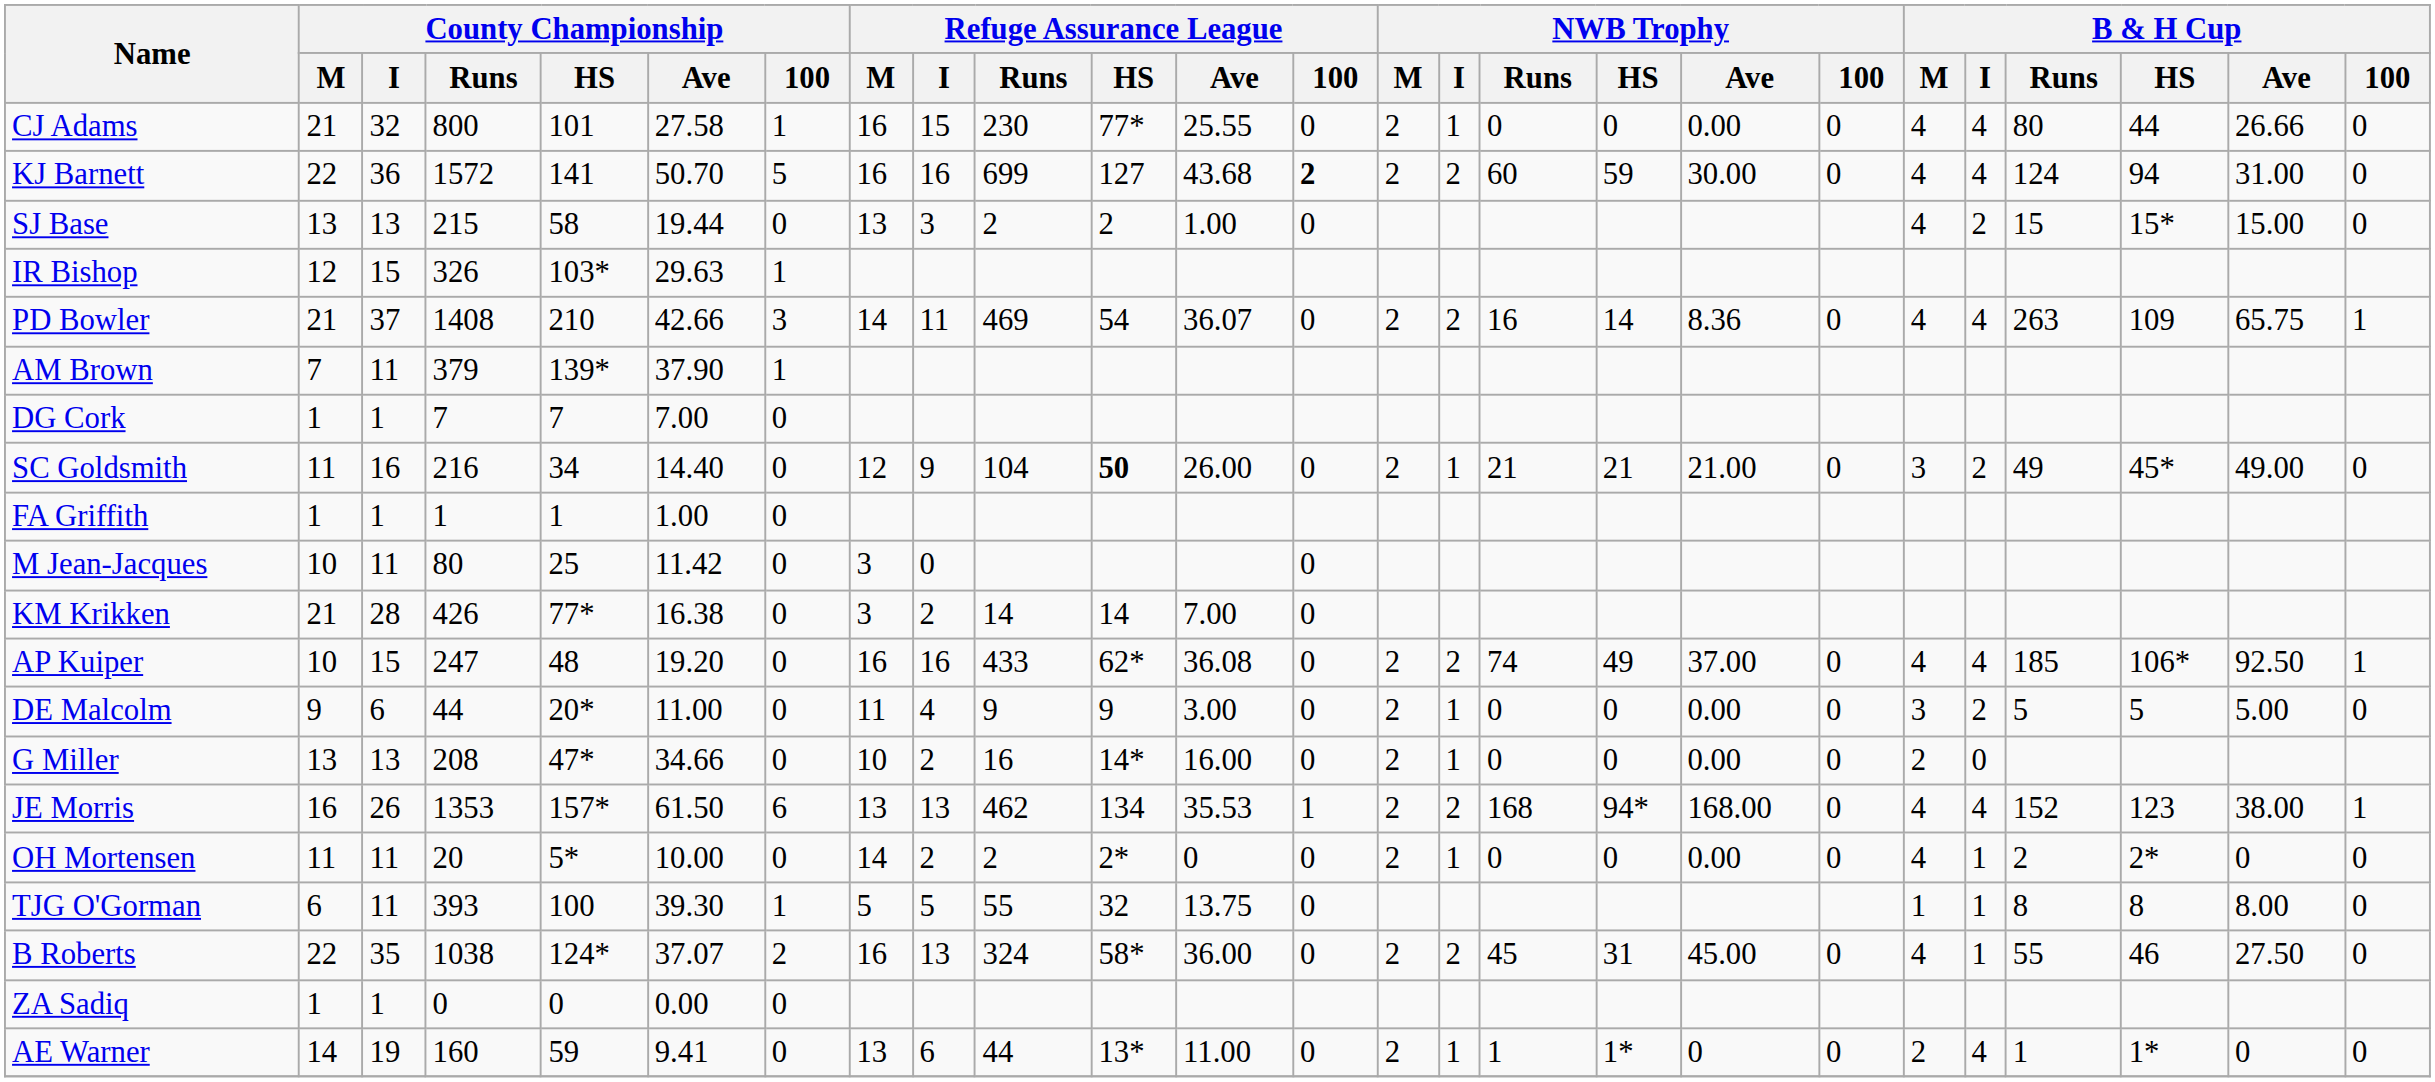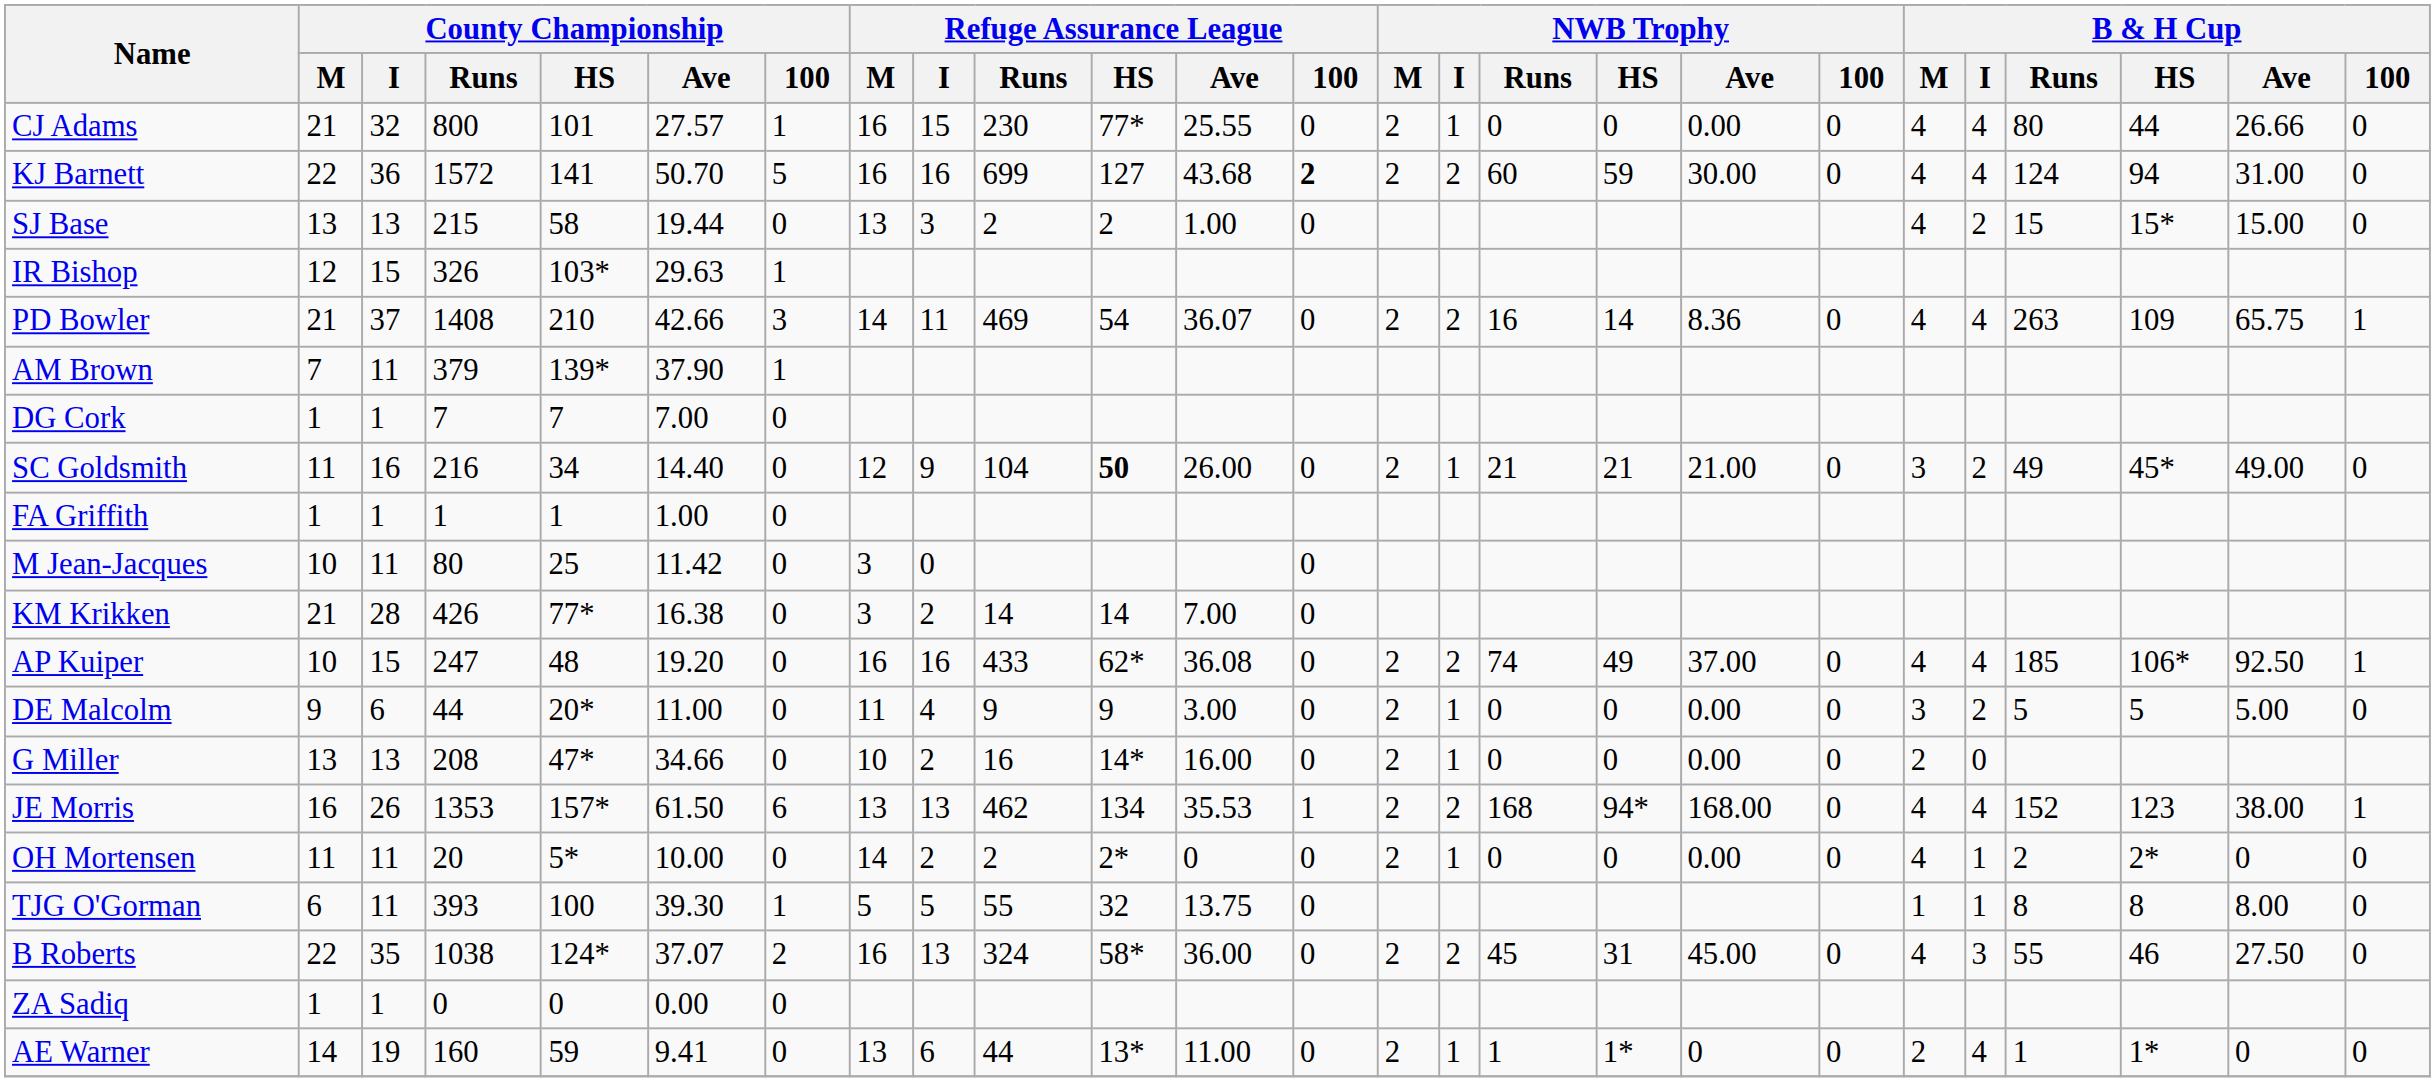(689, 126) 27.58 -> (689, 126) 27.57
(1979, 954) 1 -> (1979, 954) 3
